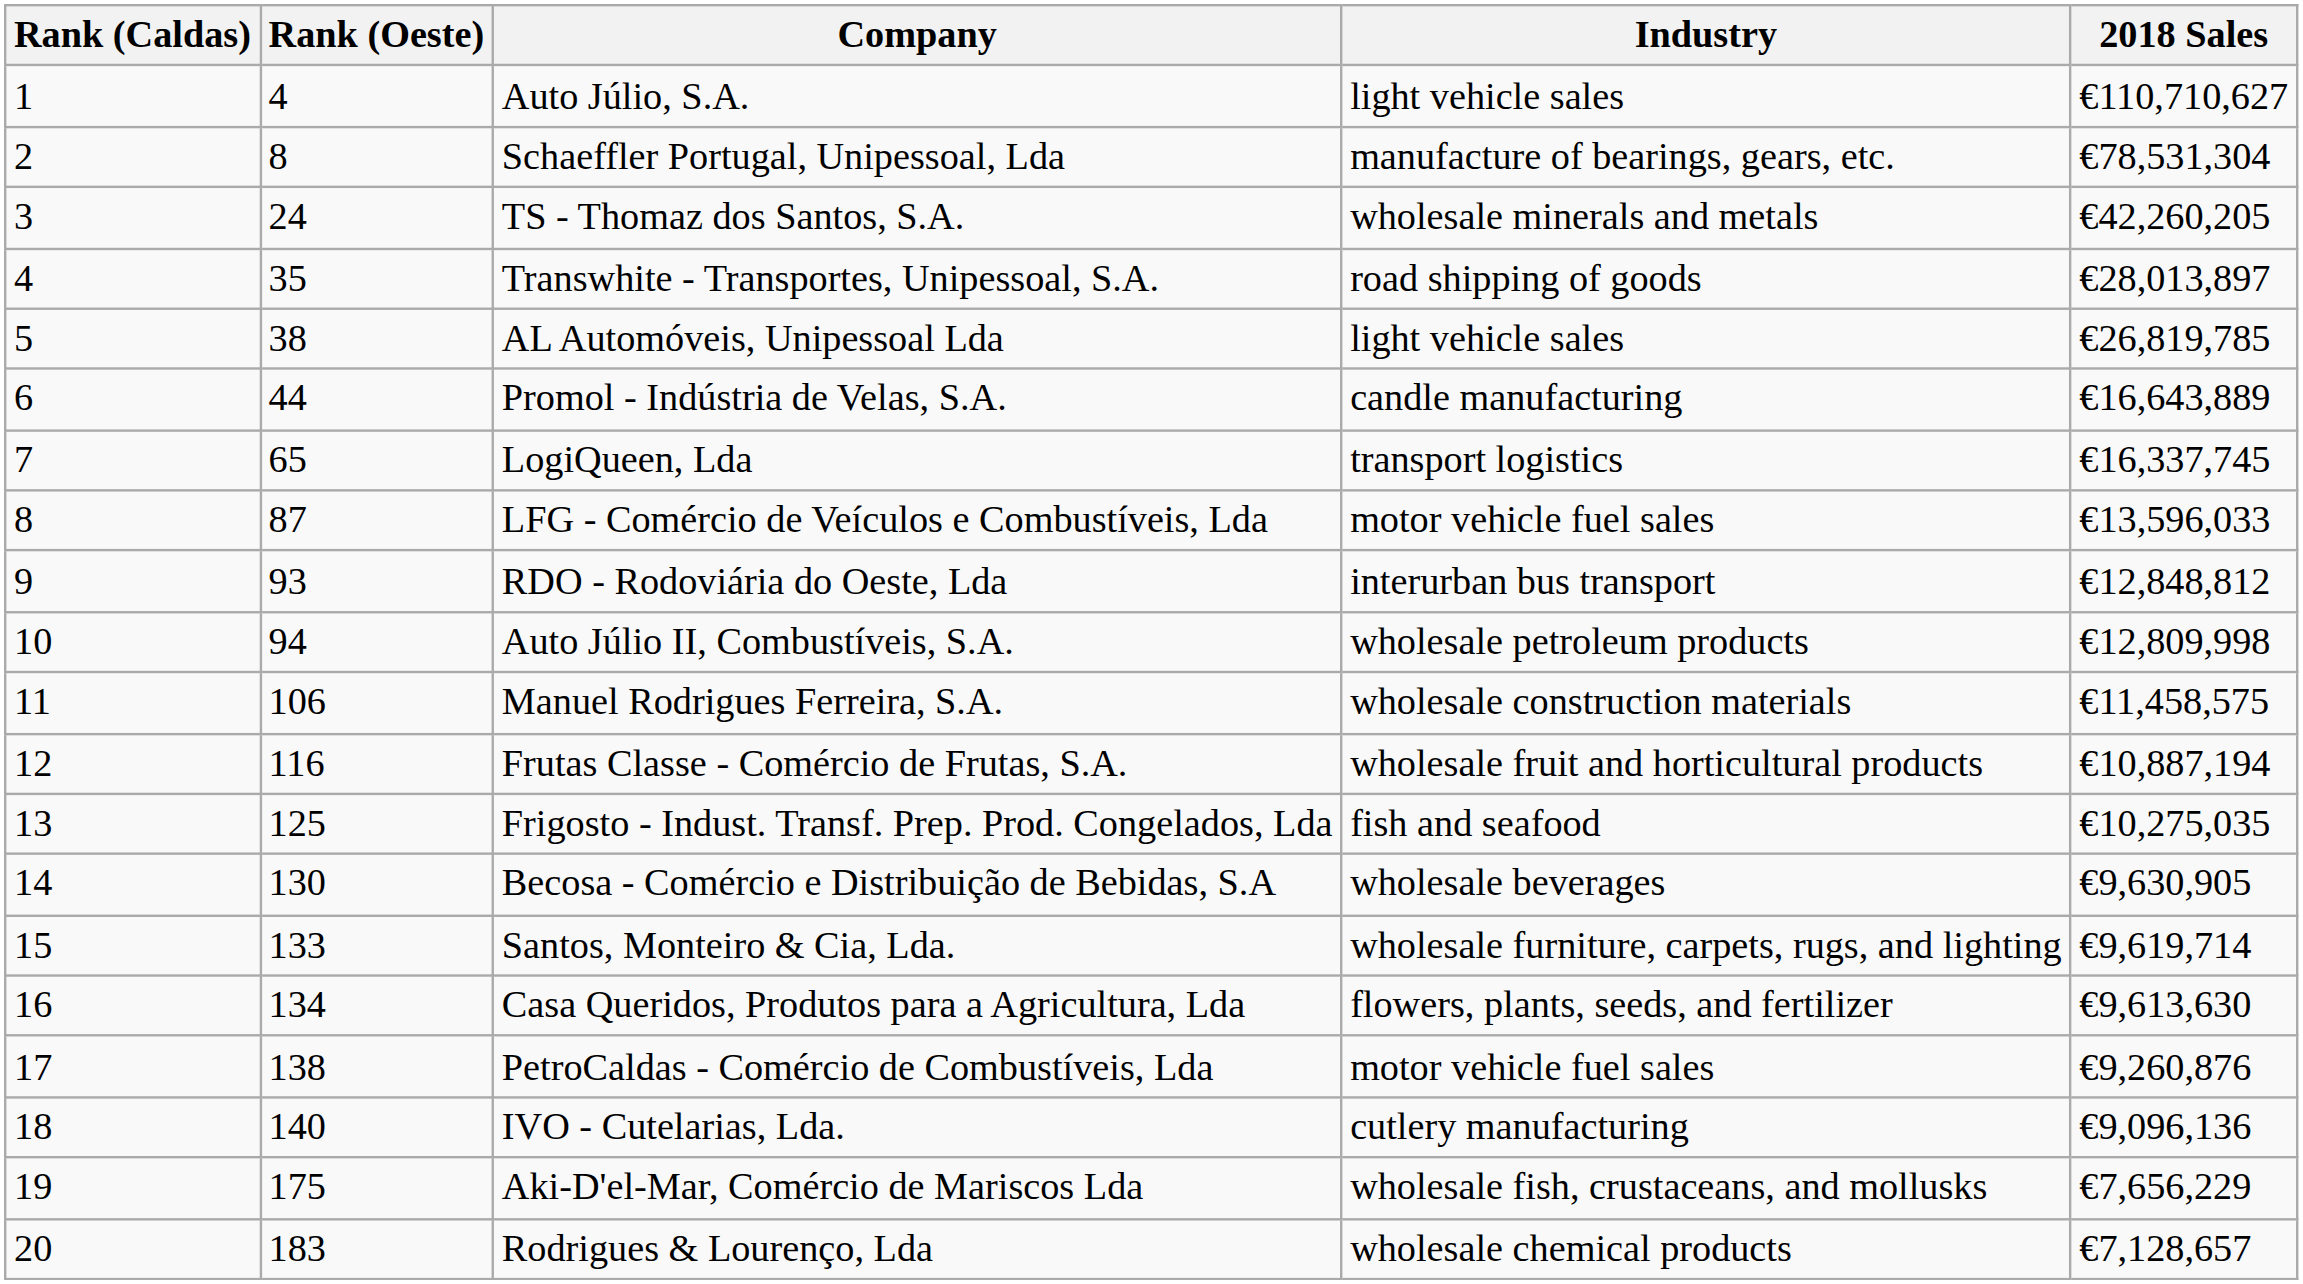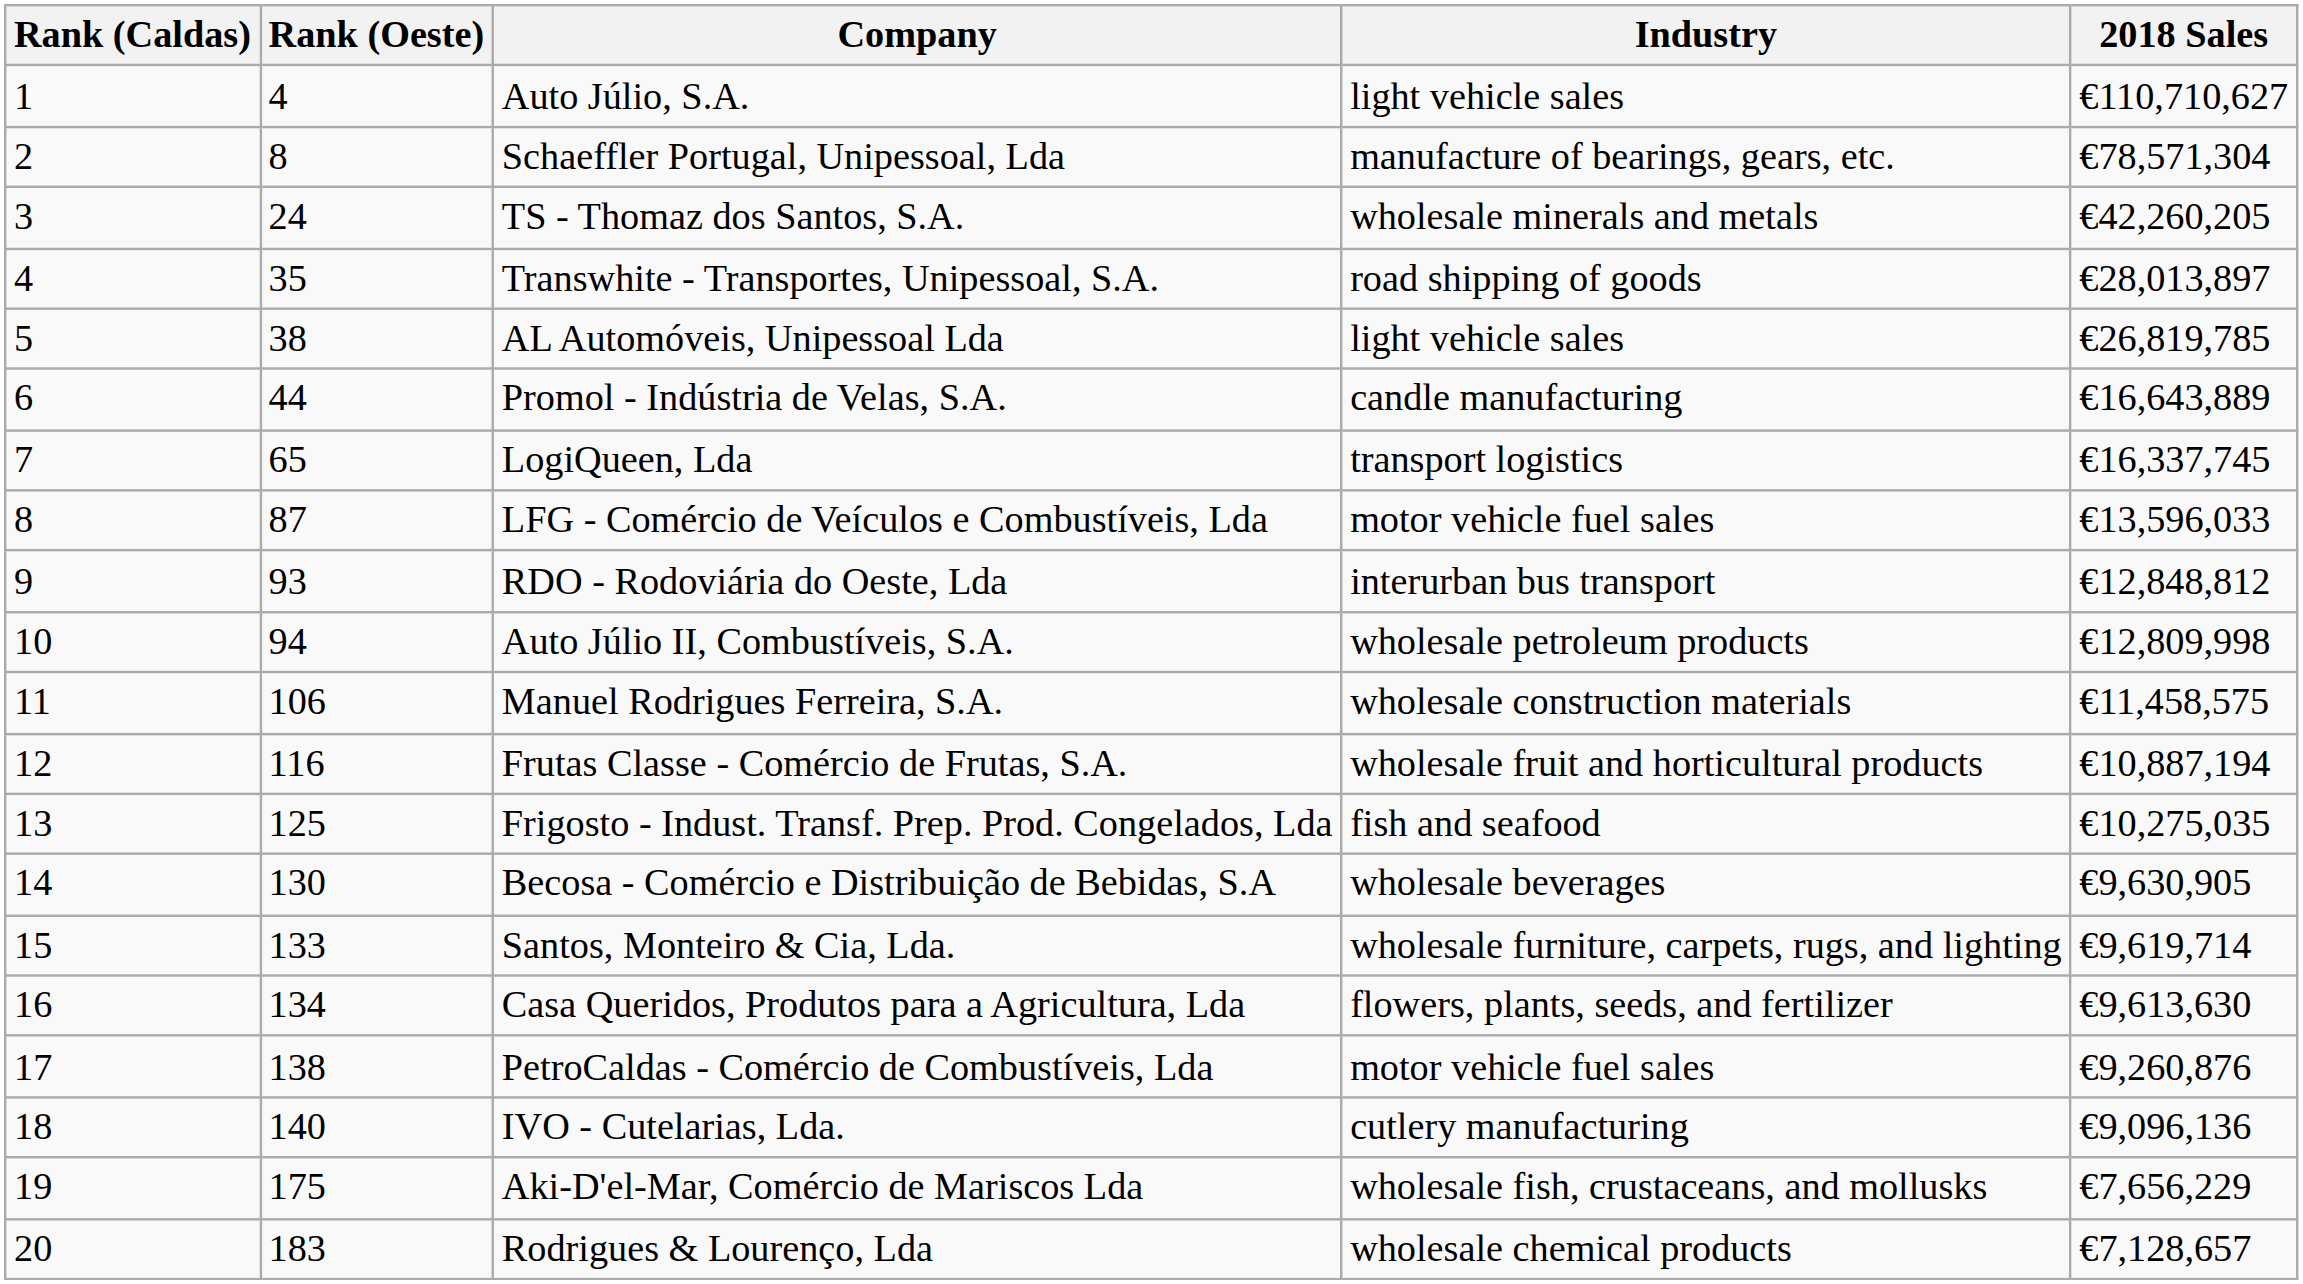(2175, 156) €78,531,304 -> (2175, 156) €78,571,304
